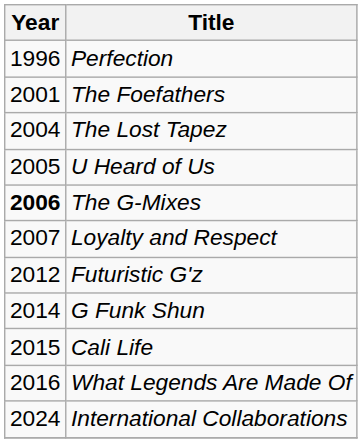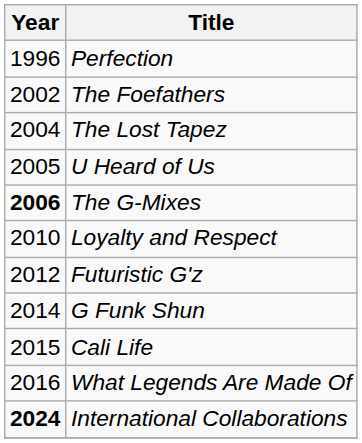(35, 94) 2001 -> (35, 94) 2002
(35, 238) 2007 -> (35, 238) 2010
(35, 418) normal -> (35, 418) bold
